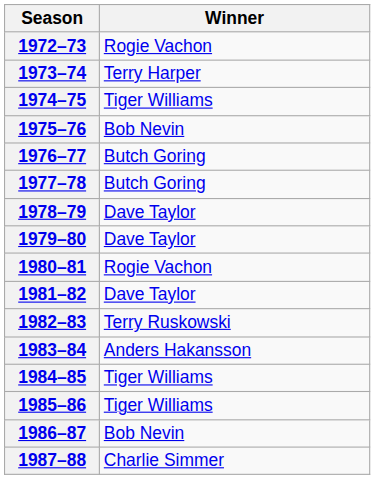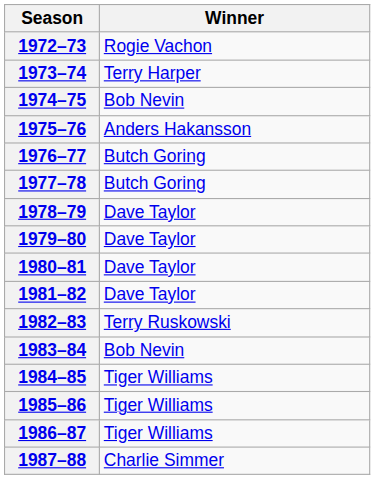(158, 101) Tiger Williams -> (144, 101) Bob Nevin
(144, 128) Bob Nevin -> (177, 128) Anders Hakansson
(158, 267) Rogie Vachon -> (150, 267) Dave Taylor
(177, 350) Anders Hakansson -> (144, 350) Bob Nevin
(144, 433) Bob Nevin -> (158, 433) Tiger Williams
